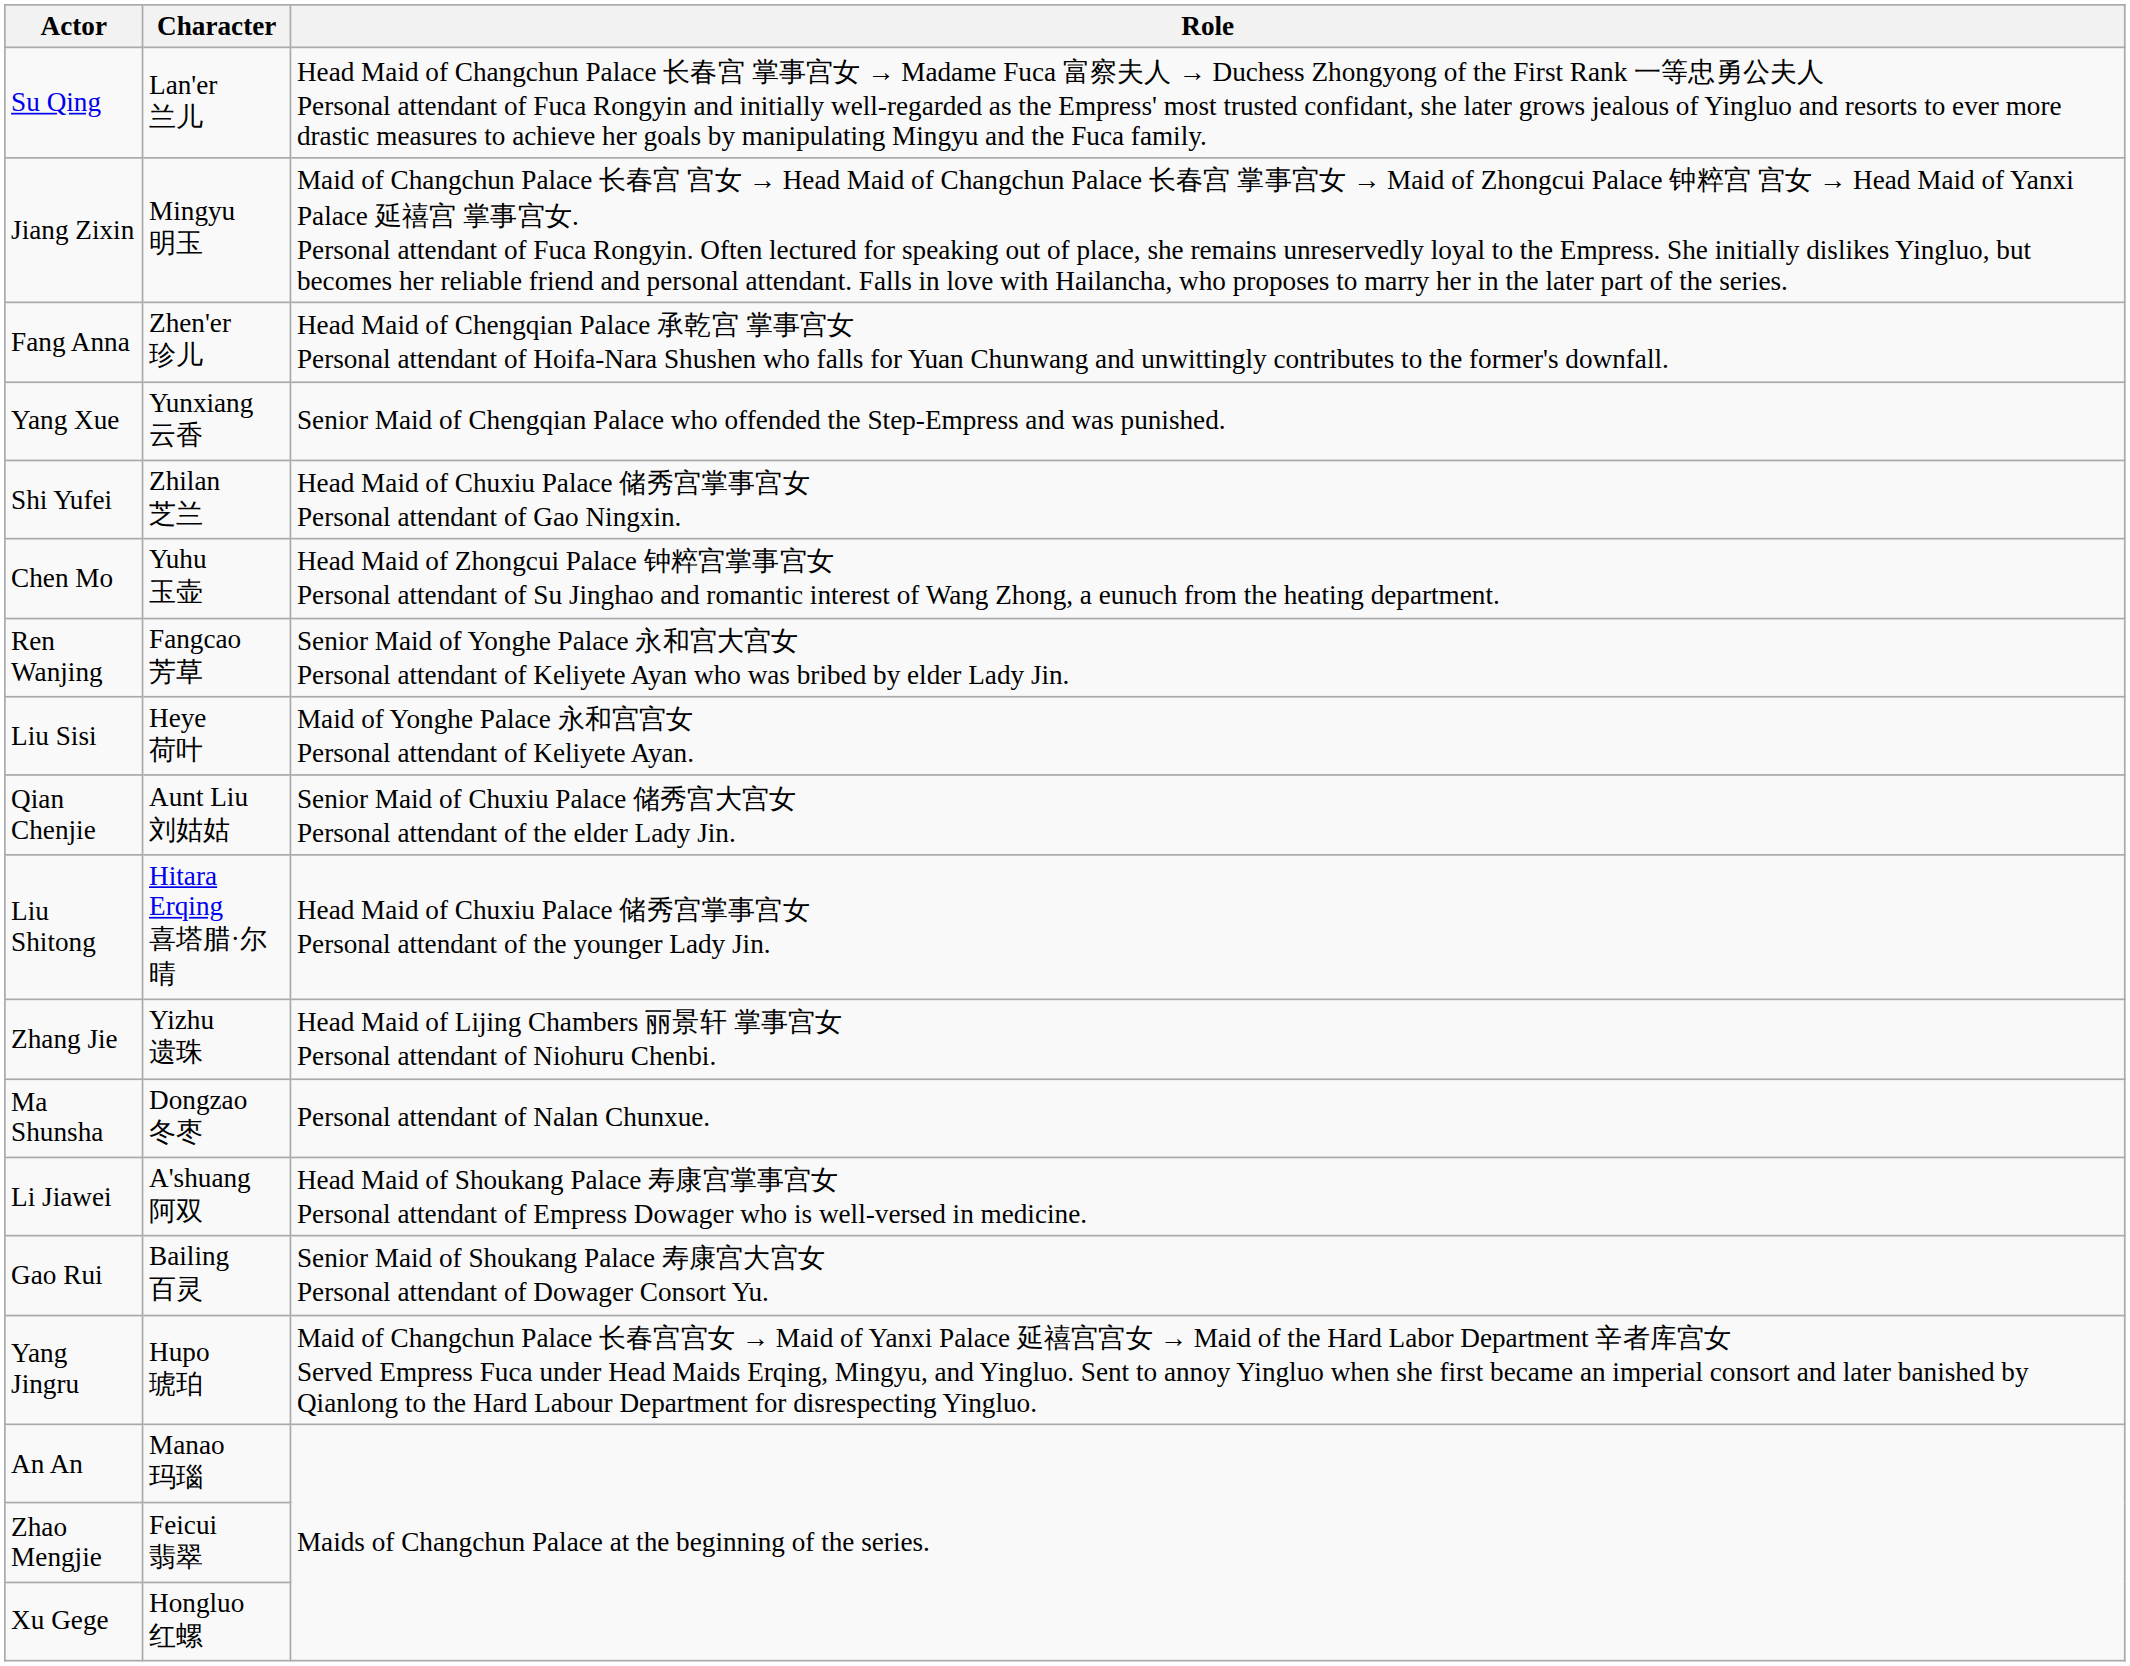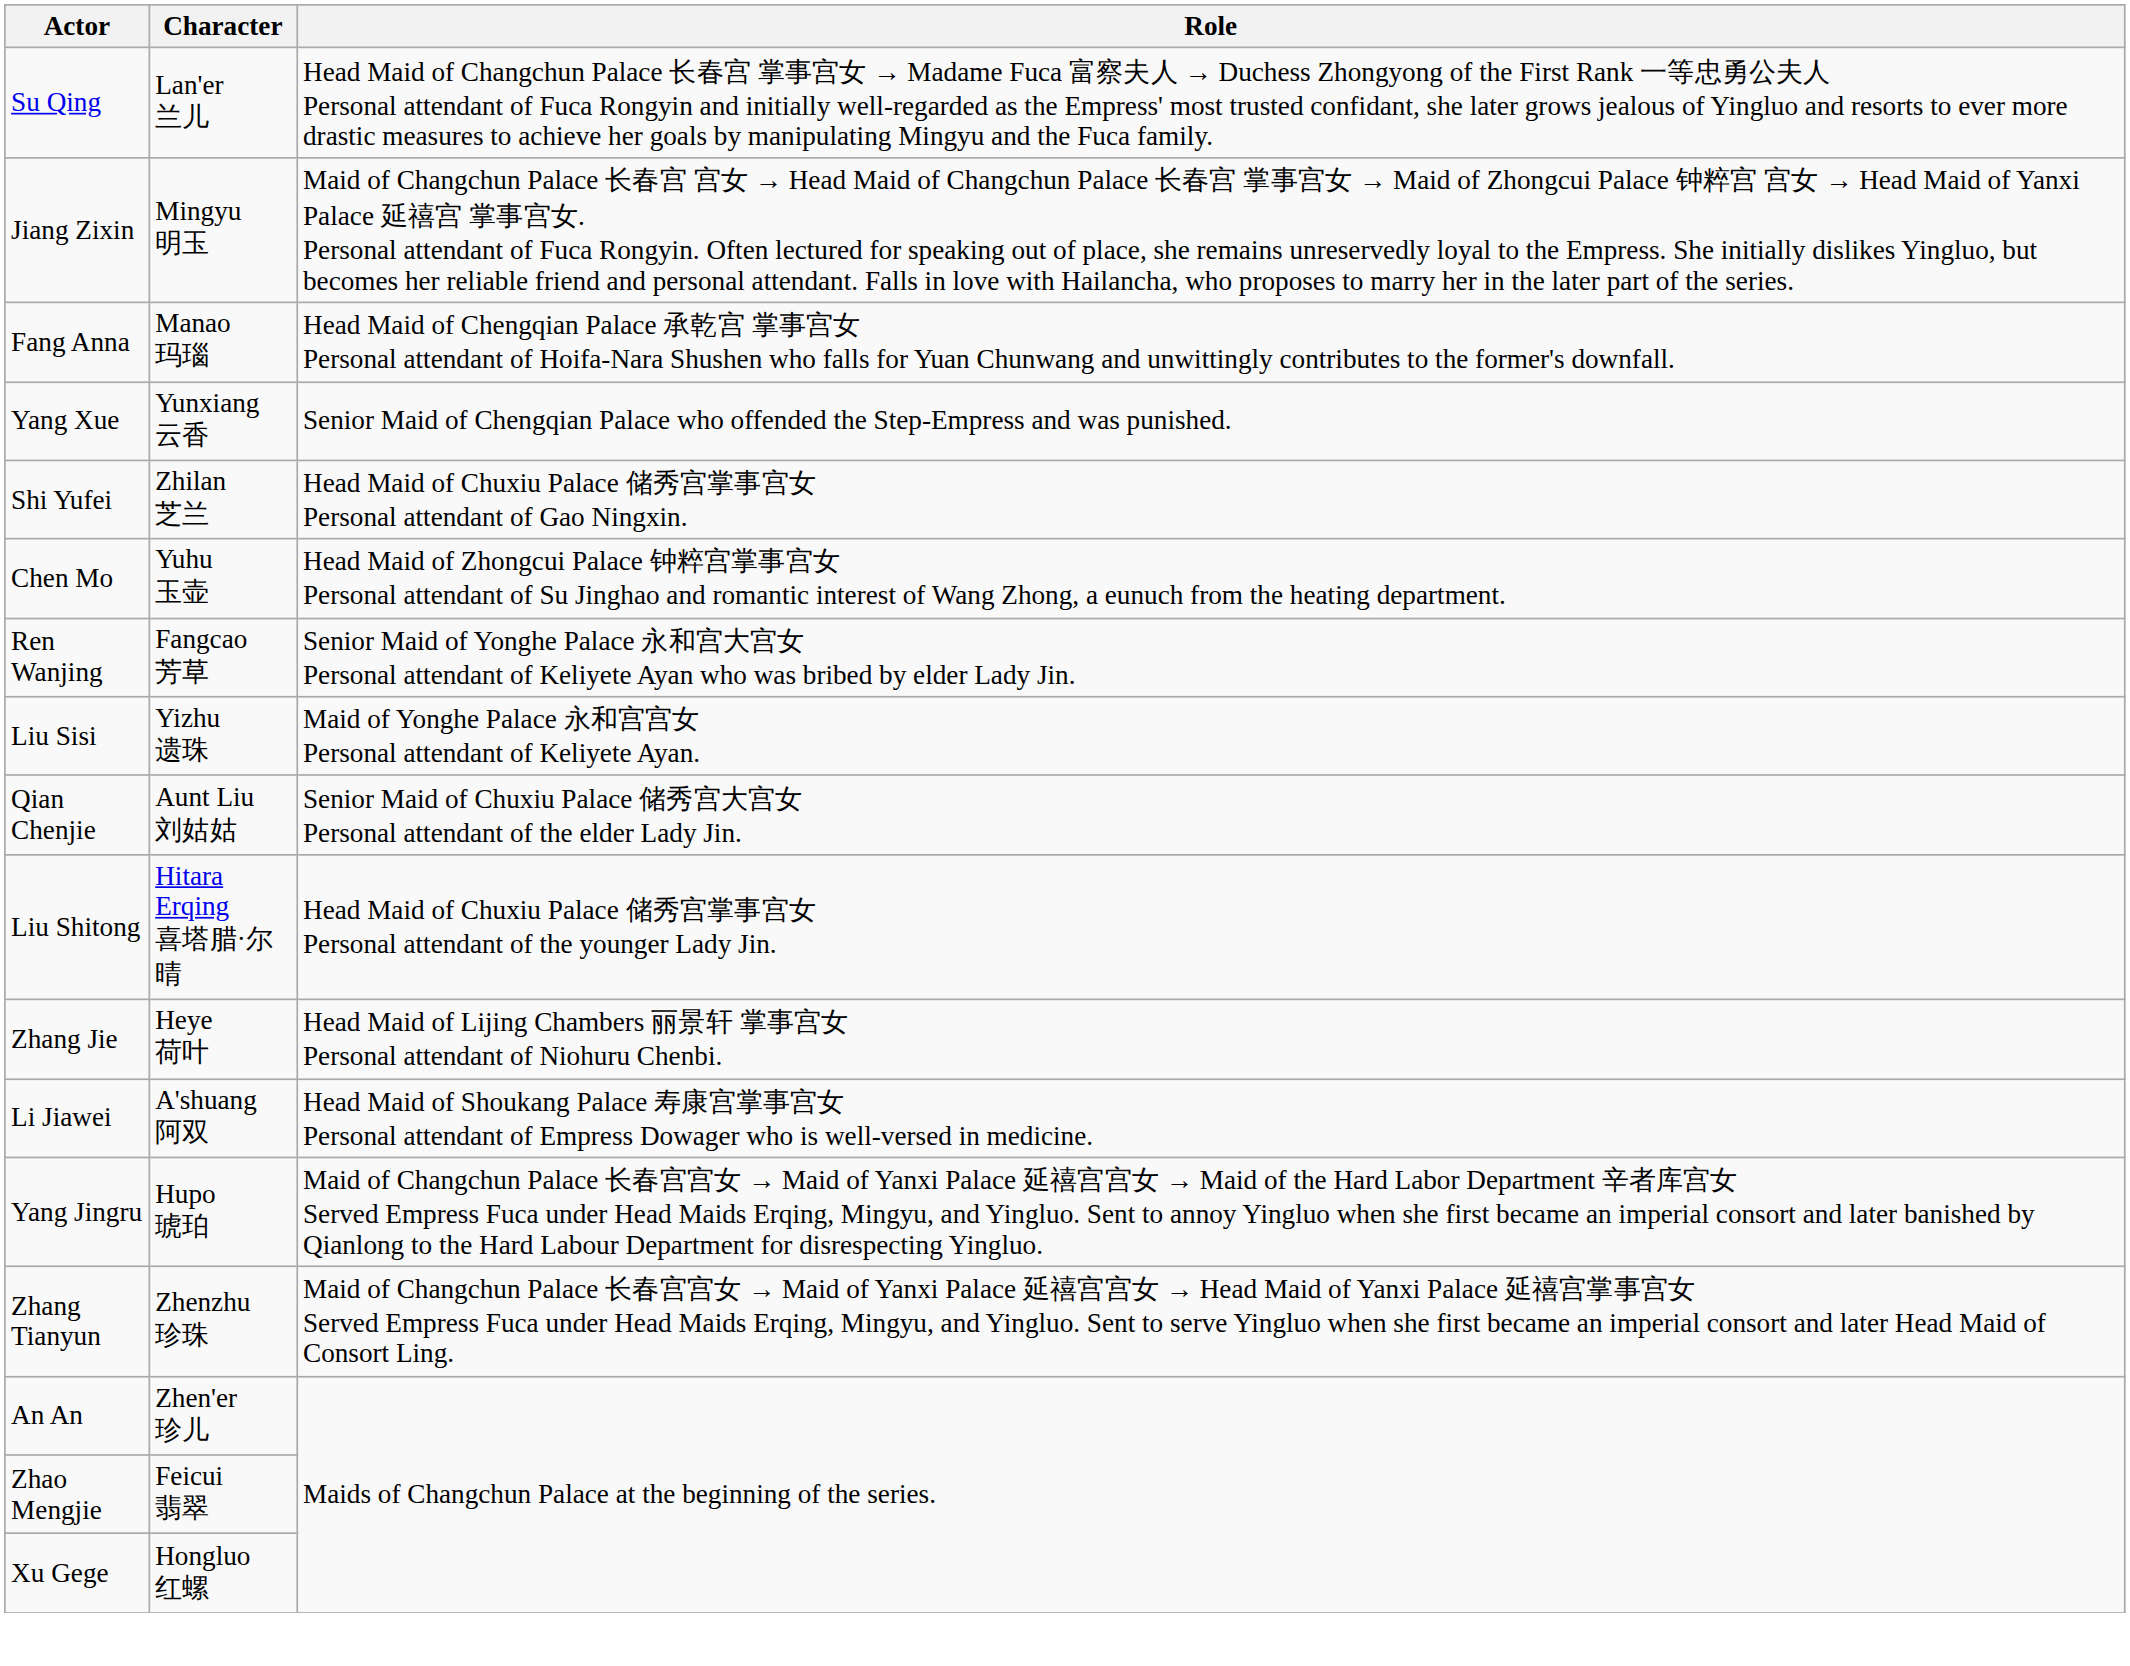(190, 339) Zhen'er 珍儿 -> (193, 339) Manao 玛瑙
(178, 734) Heye 荷叶 -> (188, 734) Yizhu 遗珠
(182, 1036) Yizhu 遗珠 -> (184, 1036) Heye 荷叶
- row: (57, 1117)
- row: (57, 1275)
+ row: (56, 1321)
(187, 1461) Manao 玛瑙 -> (196, 1413) Zhen'er 珍儿
